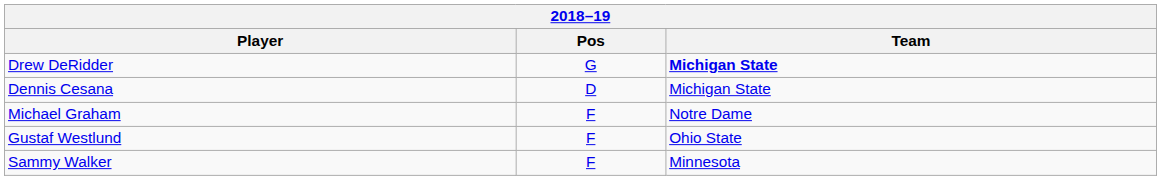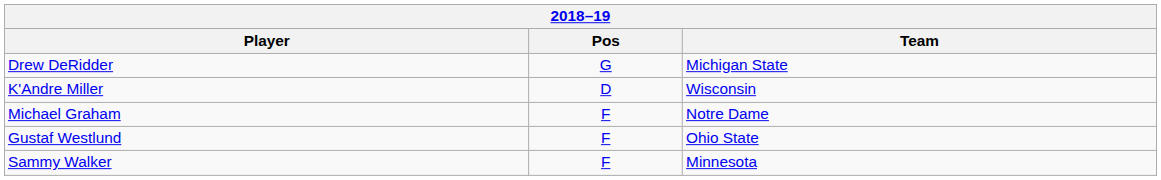(723, 65) bold -> (737, 65) normal
- row: (61, 89)
+ row: (56, 89)
